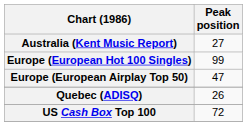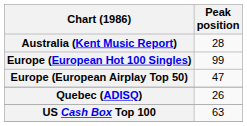(218, 43) 27 -> (218, 43) 28
(218, 113) 72 -> (218, 113) 63
